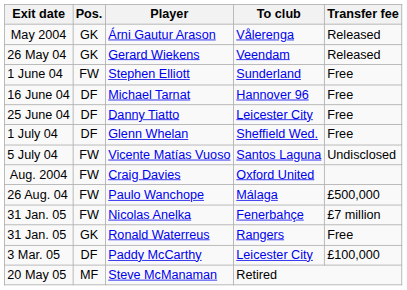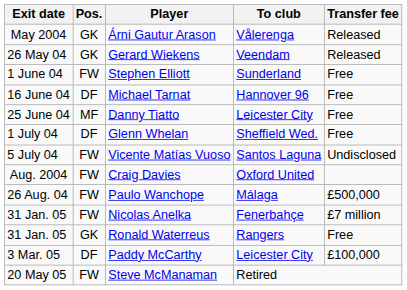(89, 114) DF -> (89, 114) MF
(89, 275) MF -> (89, 275) FW
